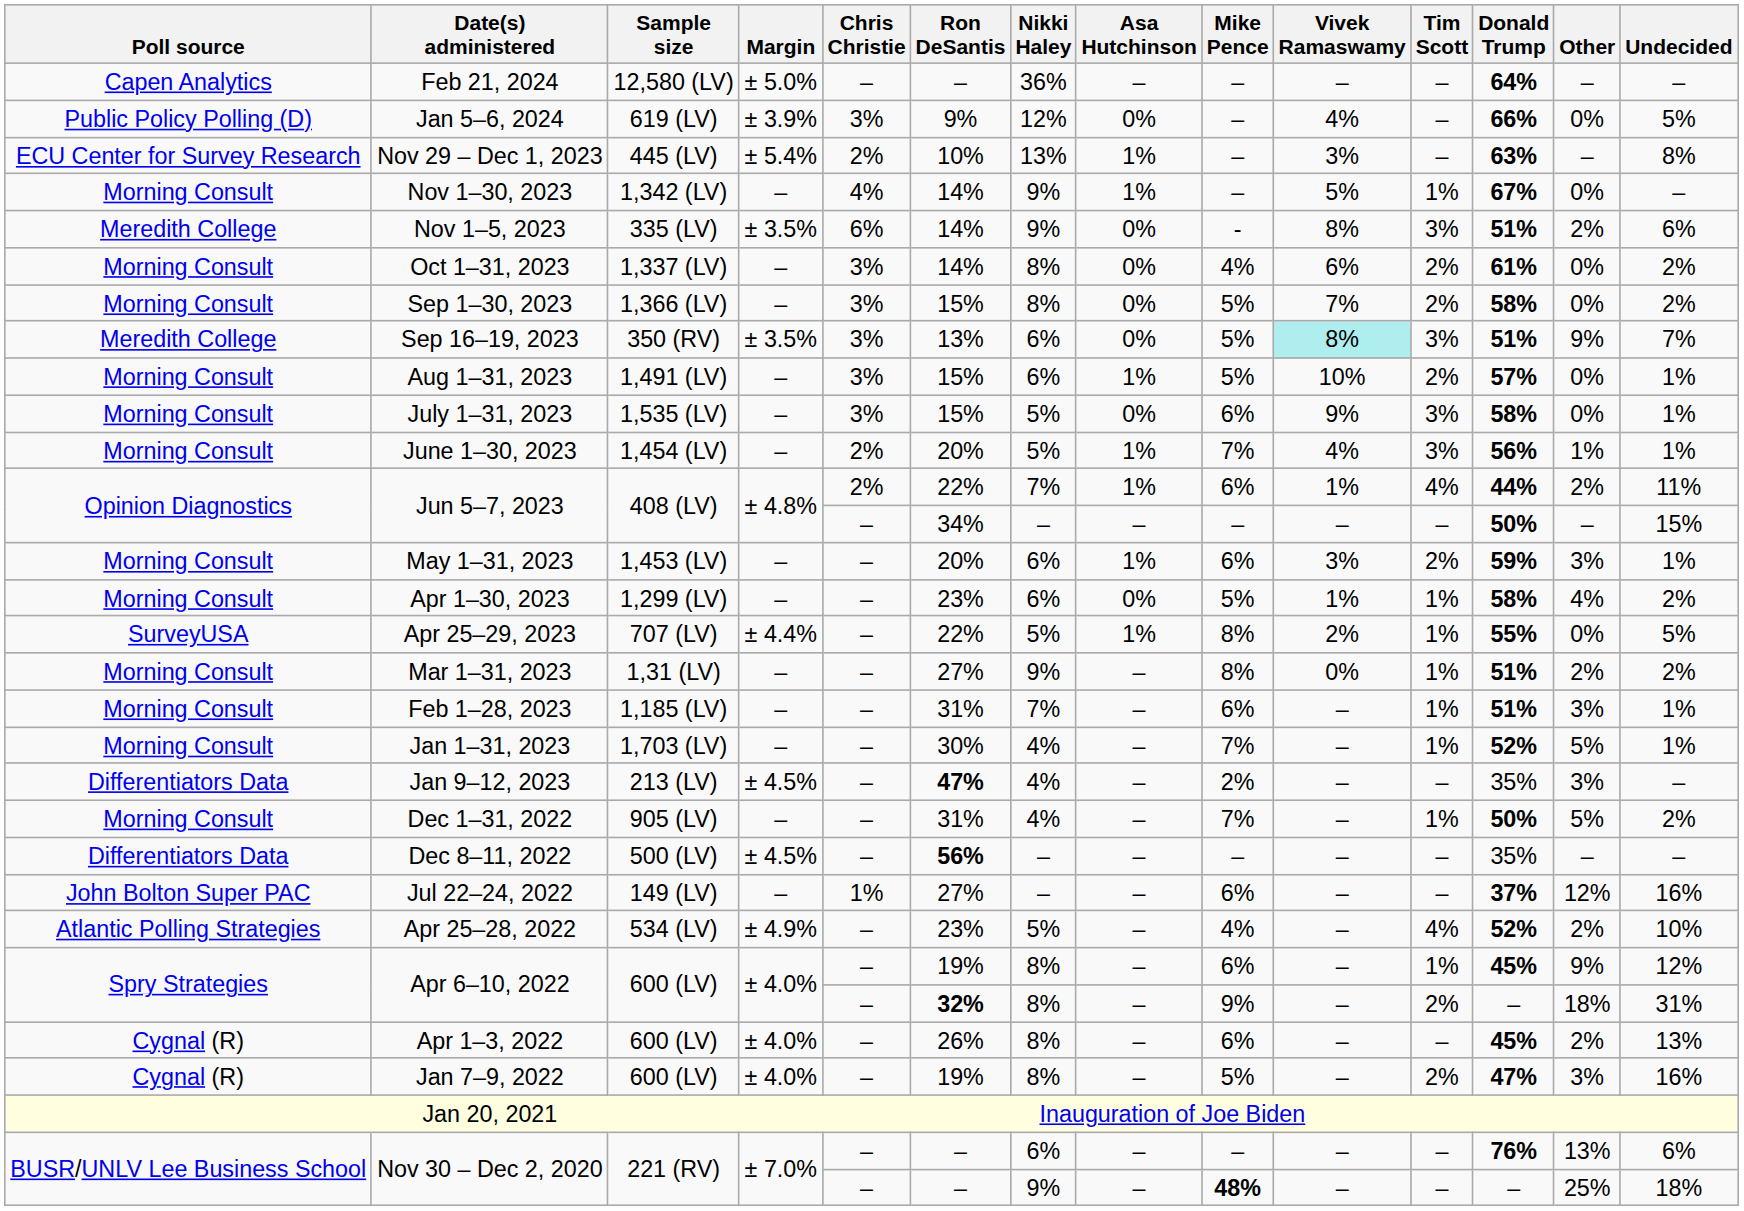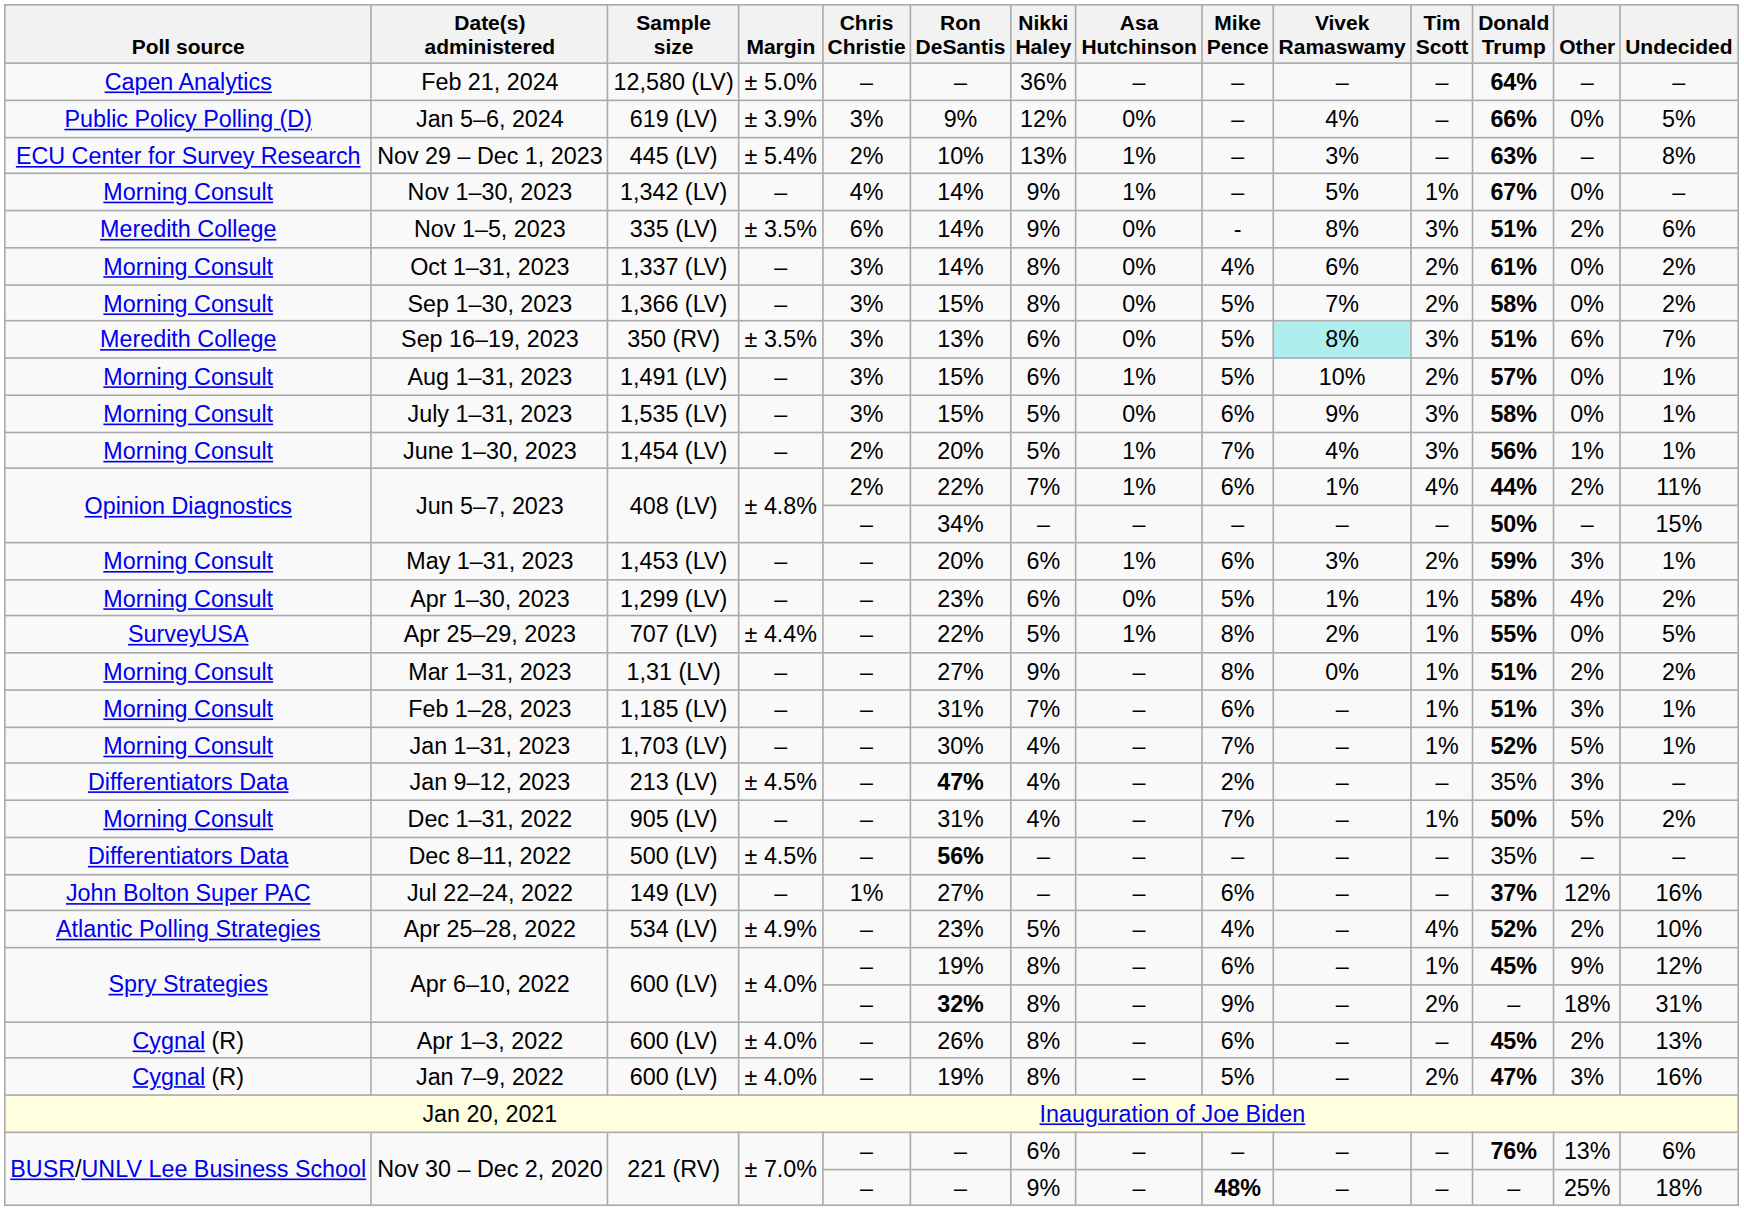(1587, 340) 9% -> (1587, 340) 6%
